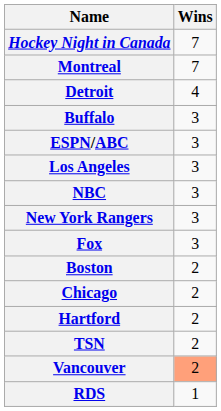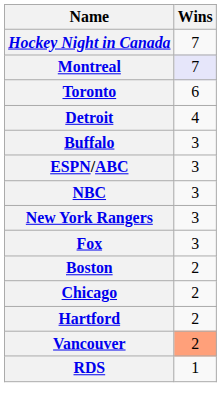(195, 67) no background -> (195, 67) lavender background
+ row: (89, 92)
- row: (89, 167)
- row: (89, 343)
